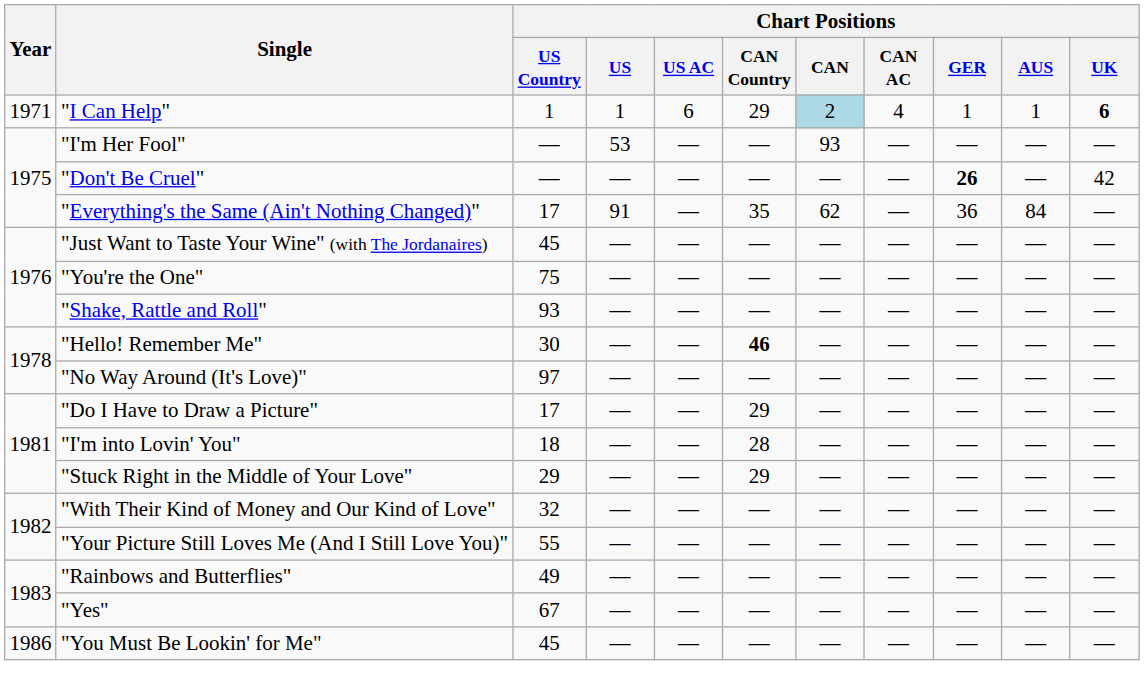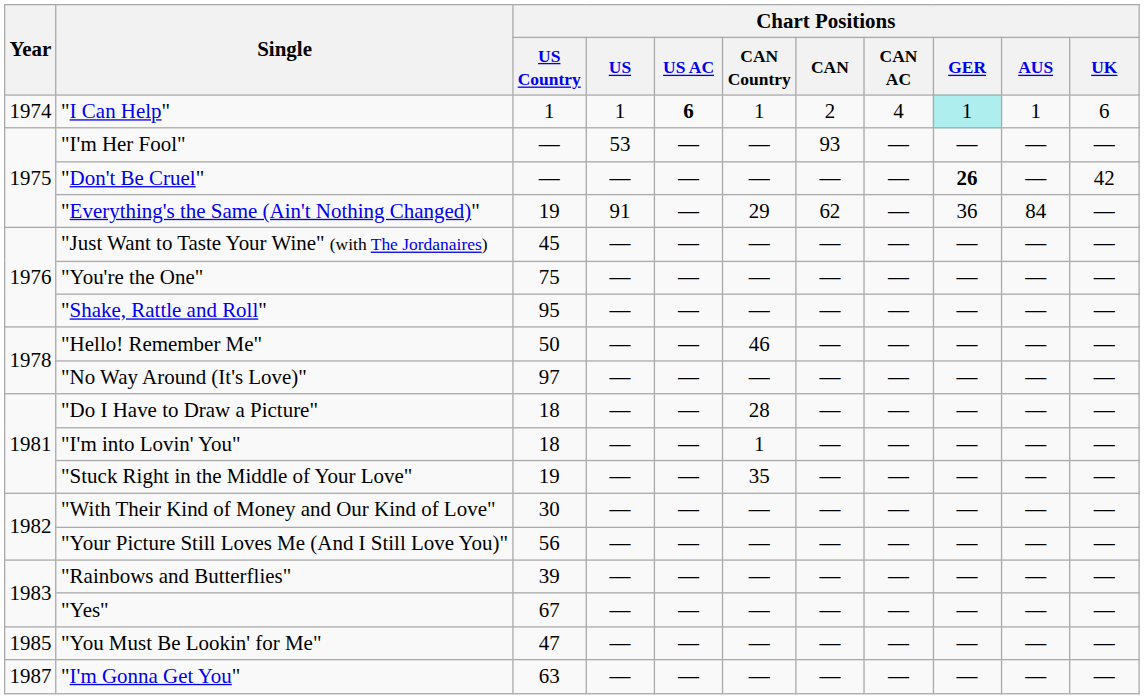(30, 111) 1971 -> (30, 111) 1974
(689, 111) normal -> (689, 111) bold
(759, 111) 29 -> (759, 111) 1
(830, 111) lightblue background -> (830, 111) no background
(967, 111) no background -> (967, 111) paleturquoise background
(1104, 111) bold -> (1104, 111) normal
(549, 210) 17 -> (549, 210) 19
(759, 210) 35 -> (759, 210) 29
(549, 310) 93 -> (549, 310) 95
(549, 343) 30 -> (549, 343) 50
(759, 343) bold -> (759, 343) normal
(549, 410) 17 -> (549, 410) 18
(759, 410) 29 -> (759, 410) 28
(759, 443) 28 -> (759, 443) 1
(549, 476) 29 -> (549, 476) 19
(759, 476) 29 -> (759, 476) 35
(549, 510) 32 -> (549, 510) 30
(549, 543) 55 -> (549, 543) 56
(549, 576) 49 -> (549, 576) 39
(30, 643) 1986 -> (30, 643) 1985
(549, 643) 45 -> (549, 643) 47
+ row: (151, 676)
